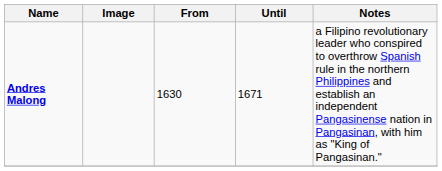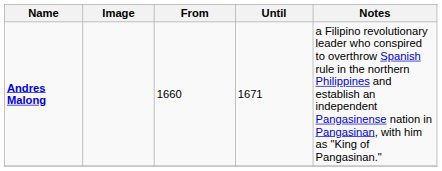(169, 94) 1630 -> (169, 94) 1660
